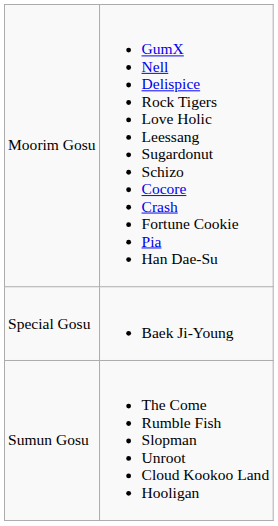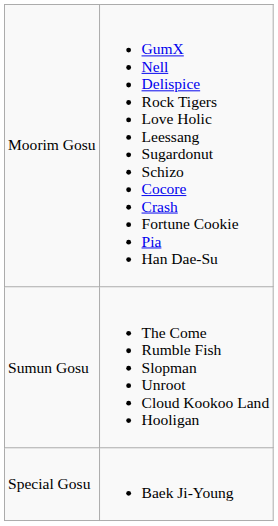rows swapped: (48, 440) <-> (49, 323)
